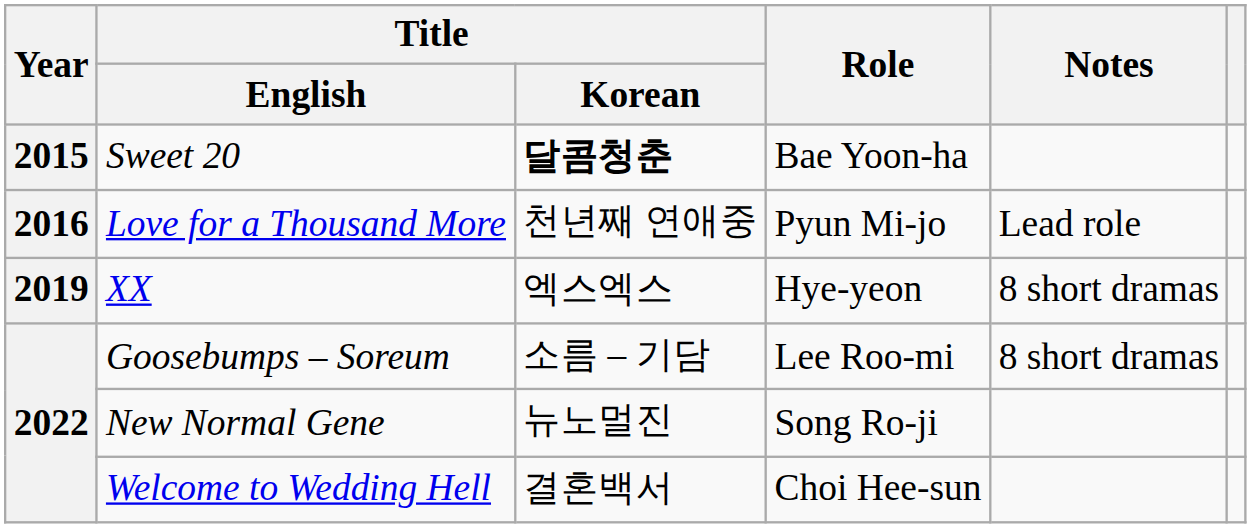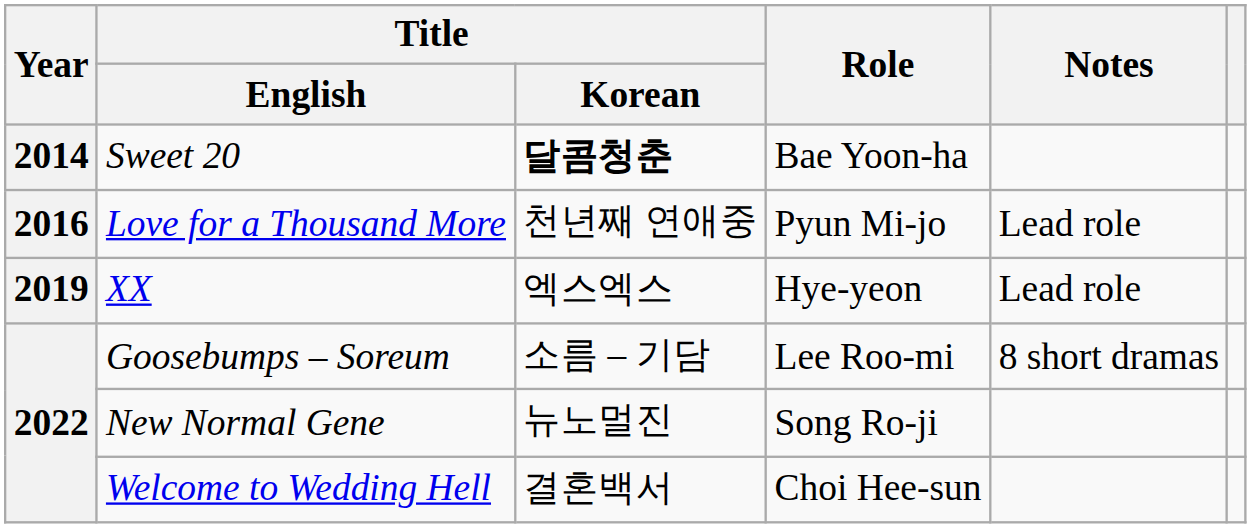(51, 156) 2015 -> (51, 156) 2014
(1109, 289) 8 short dramas -> (1070, 289) Lead role
